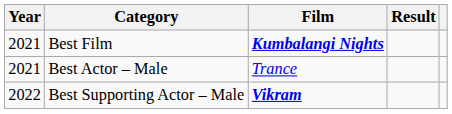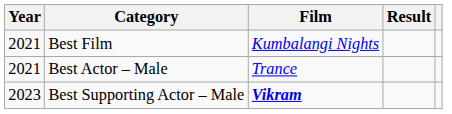(318, 43) bold -> (315, 43) normal
(25, 95) 2022 -> (25, 95) 2023
